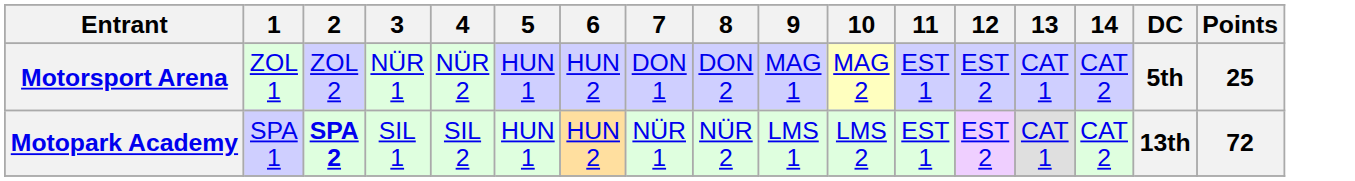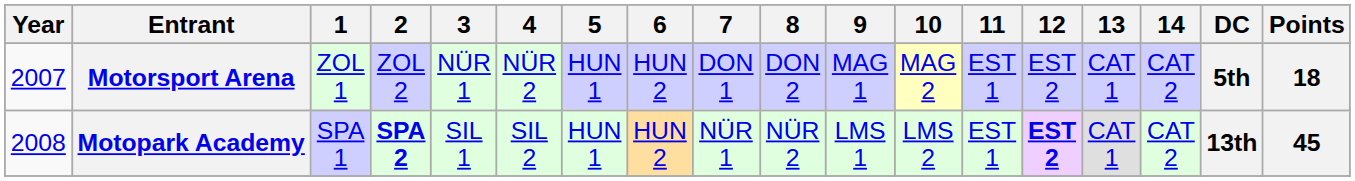+ column: (38, 24)
(1240, 77) 25 -> (1307, 77) 18
(985, 143) normal -> (1052, 143) bold
(1240, 143) 72 -> (1307, 143) 45
